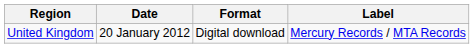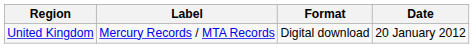columns swapped: (145, 14) <-> (378, 14)
